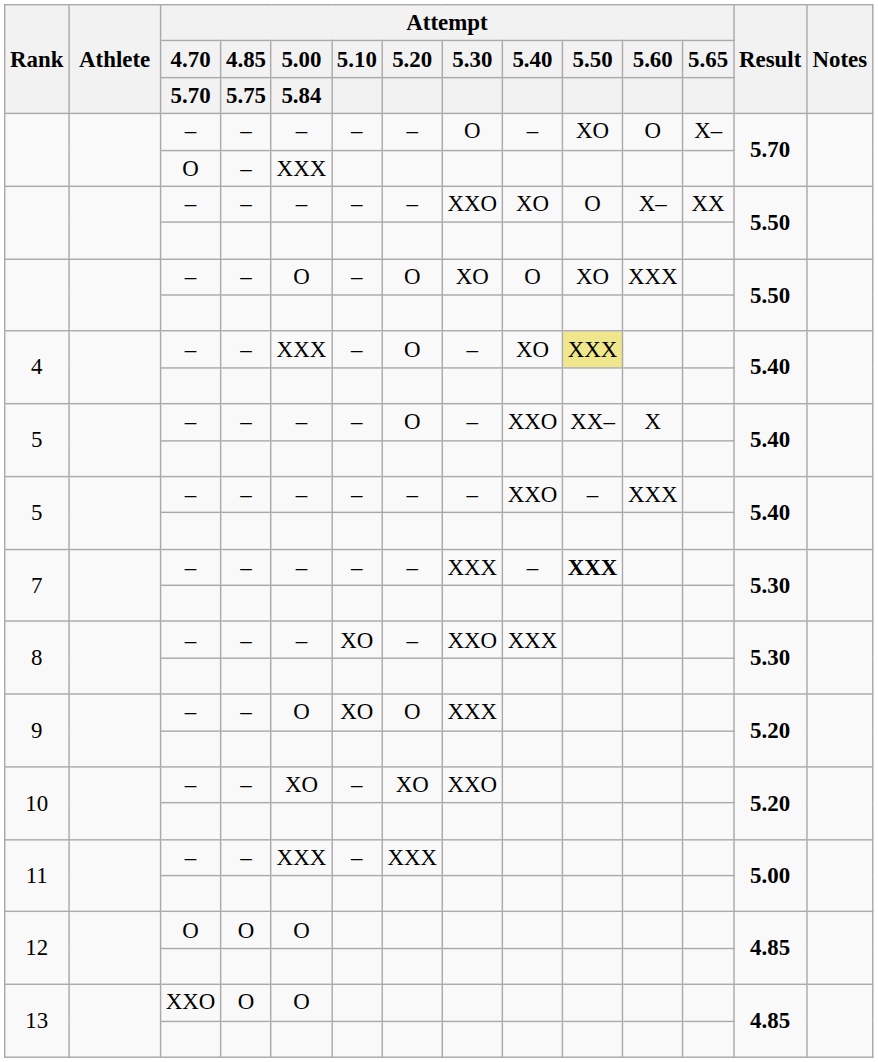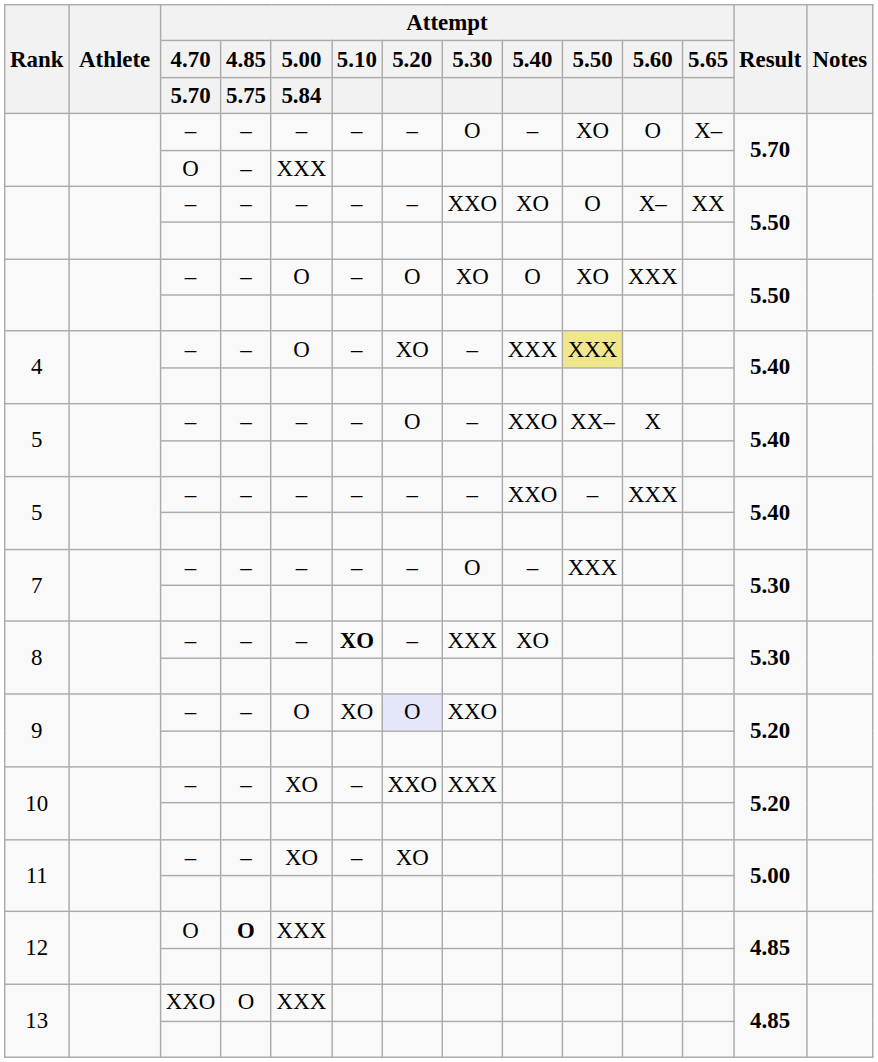(301, 349) XXX -> (301, 349) O
(412, 349) O -> (412, 349) XO
(532, 349) XO -> (532, 349) XXX
(472, 566) XXX -> (472, 566) O
(593, 566) bold -> (593, 566) normal
(357, 639) normal -> (357, 639) bold
(472, 639) XXO -> (472, 639) XXX
(532, 639) XXX -> (532, 639) XO
(412, 712) no background -> (412, 712) lavender background
(472, 712) XXX -> (472, 712) XXO
(412, 784) XO -> (412, 784) XXO
(472, 784) XXO -> (472, 784) XXX
(301, 857) XXX -> (301, 857) XO
(412, 857) XXX -> (412, 857) XO
(246, 929) normal -> (246, 929) bold
(301, 929) O -> (301, 929) XXX
(301, 1002) O -> (301, 1002) XXX
